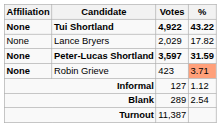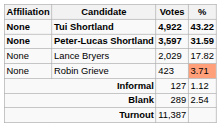rows swapped: (104, 56) <-> (82, 42)
(18, 71) bold -> (18, 71) normal
